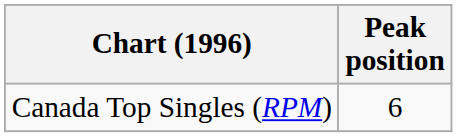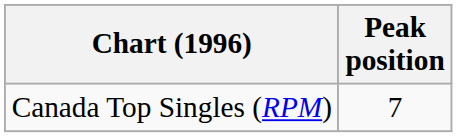(395, 107) 6 -> (395, 107) 7
